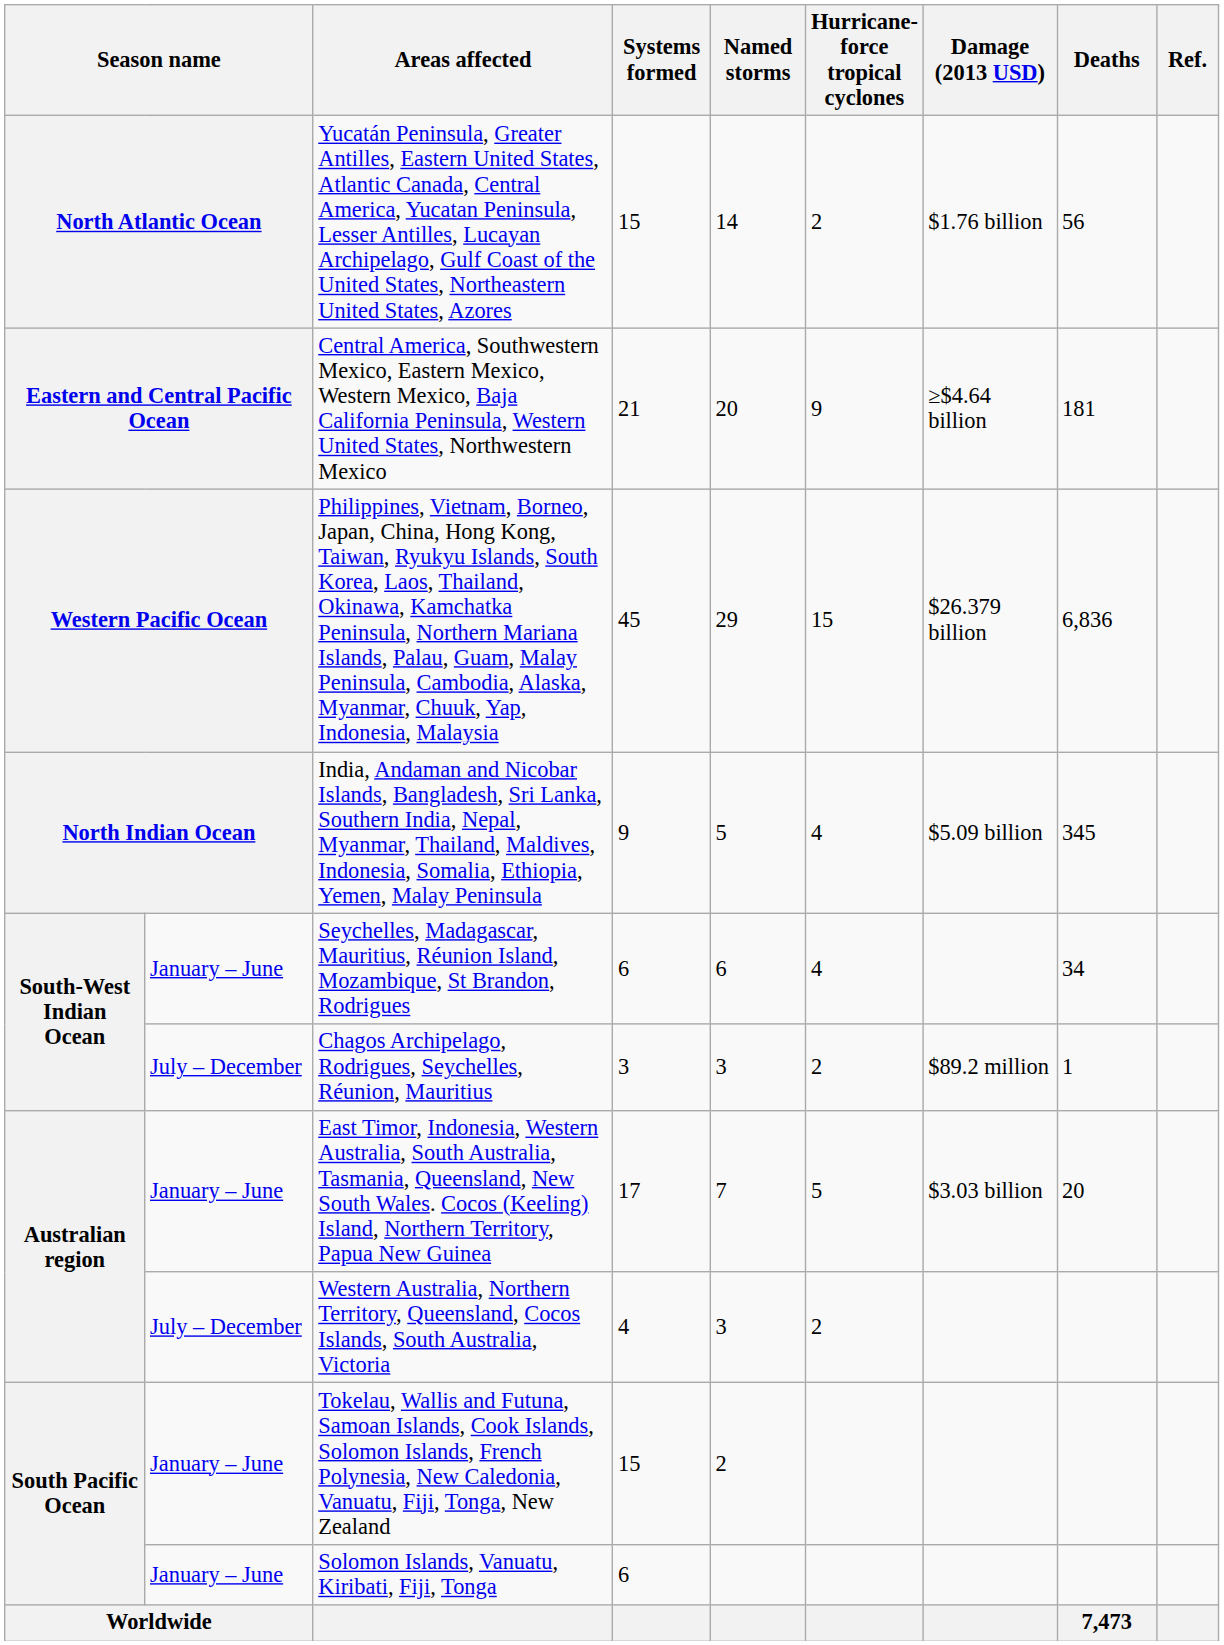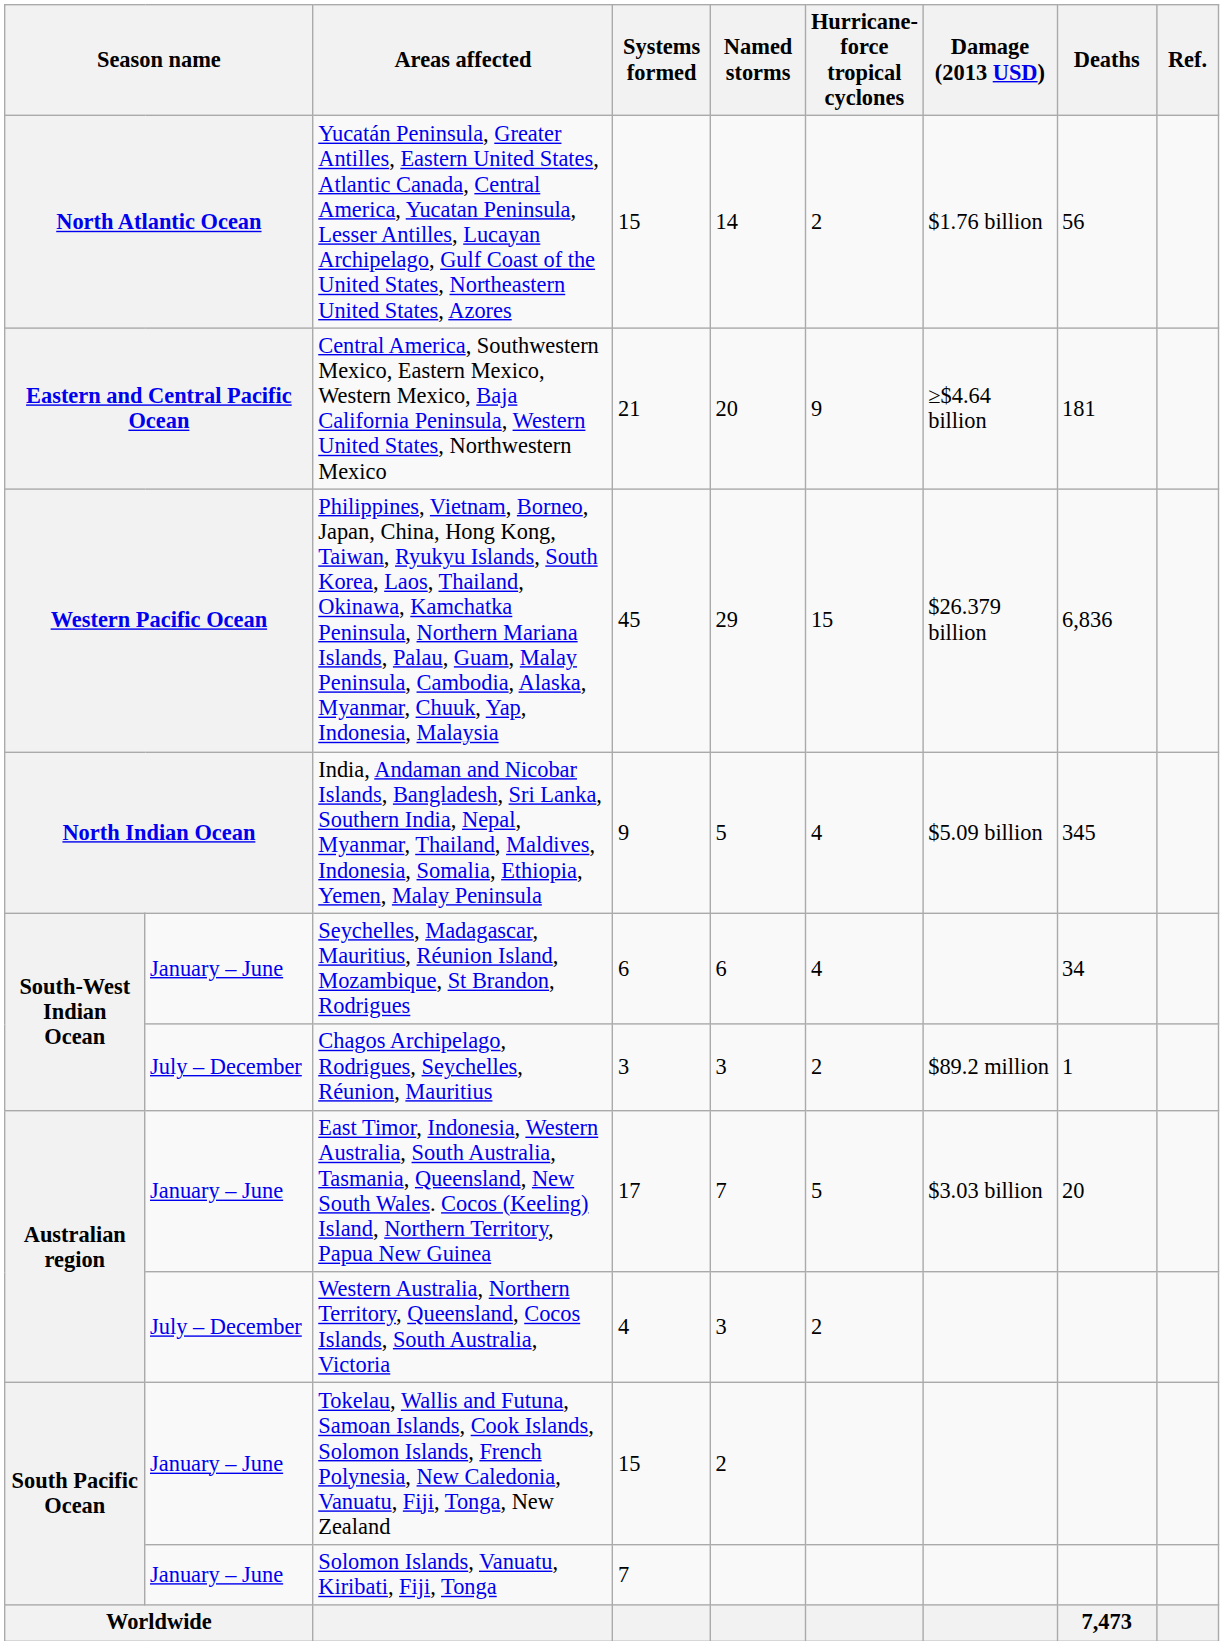(624, 1574) 6 -> (624, 1574) 7
